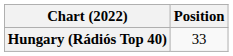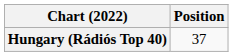(199, 39) 33 -> (199, 39) 37
